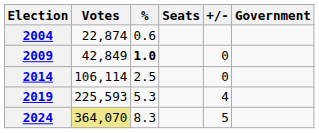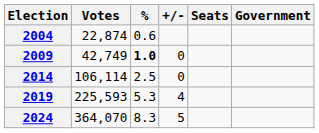columns swapped: (181, 15) <-> (218, 15)
(105, 56) 42,849 -> (105, 56) 42,749
(101, 118) khaki background -> (101, 118) no background
